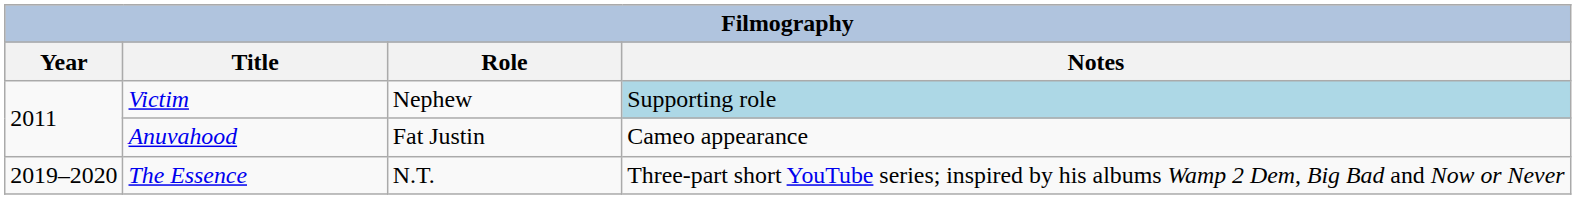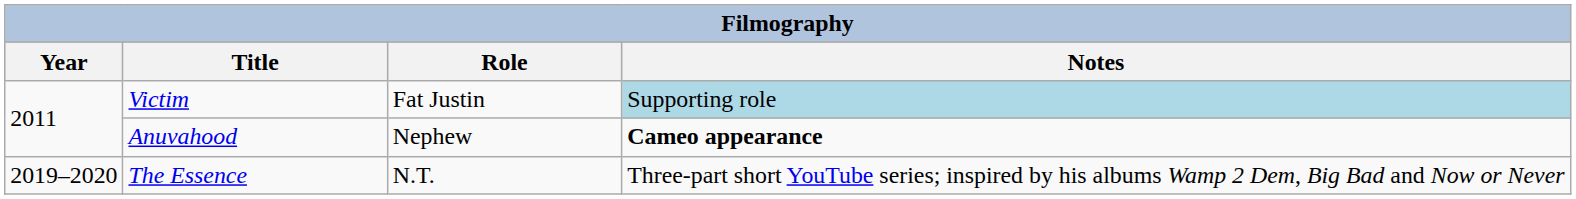(433, 99) Nephew -> (439, 99) Fat Justin
(439, 136) Fat Justin -> (433, 136) Nephew
(718, 136) normal -> (725, 136) bold
